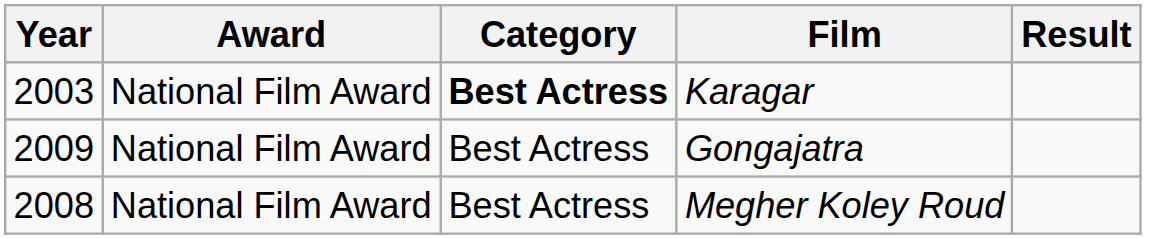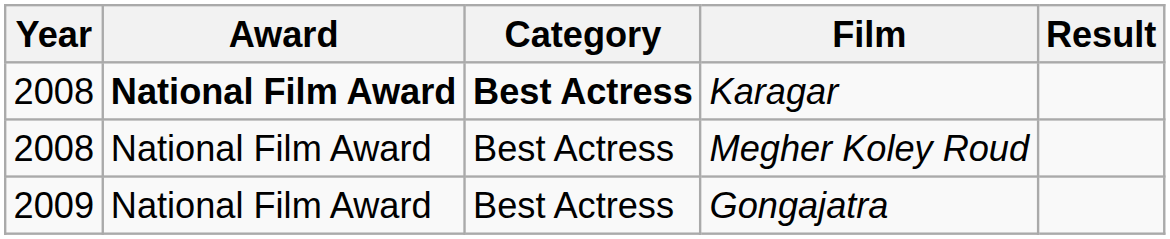(54, 91) 2003 -> (54, 91) 2008
(271, 91) normal -> (284, 91) bold
rows swapped: (845, 206) <-> (774, 149)
